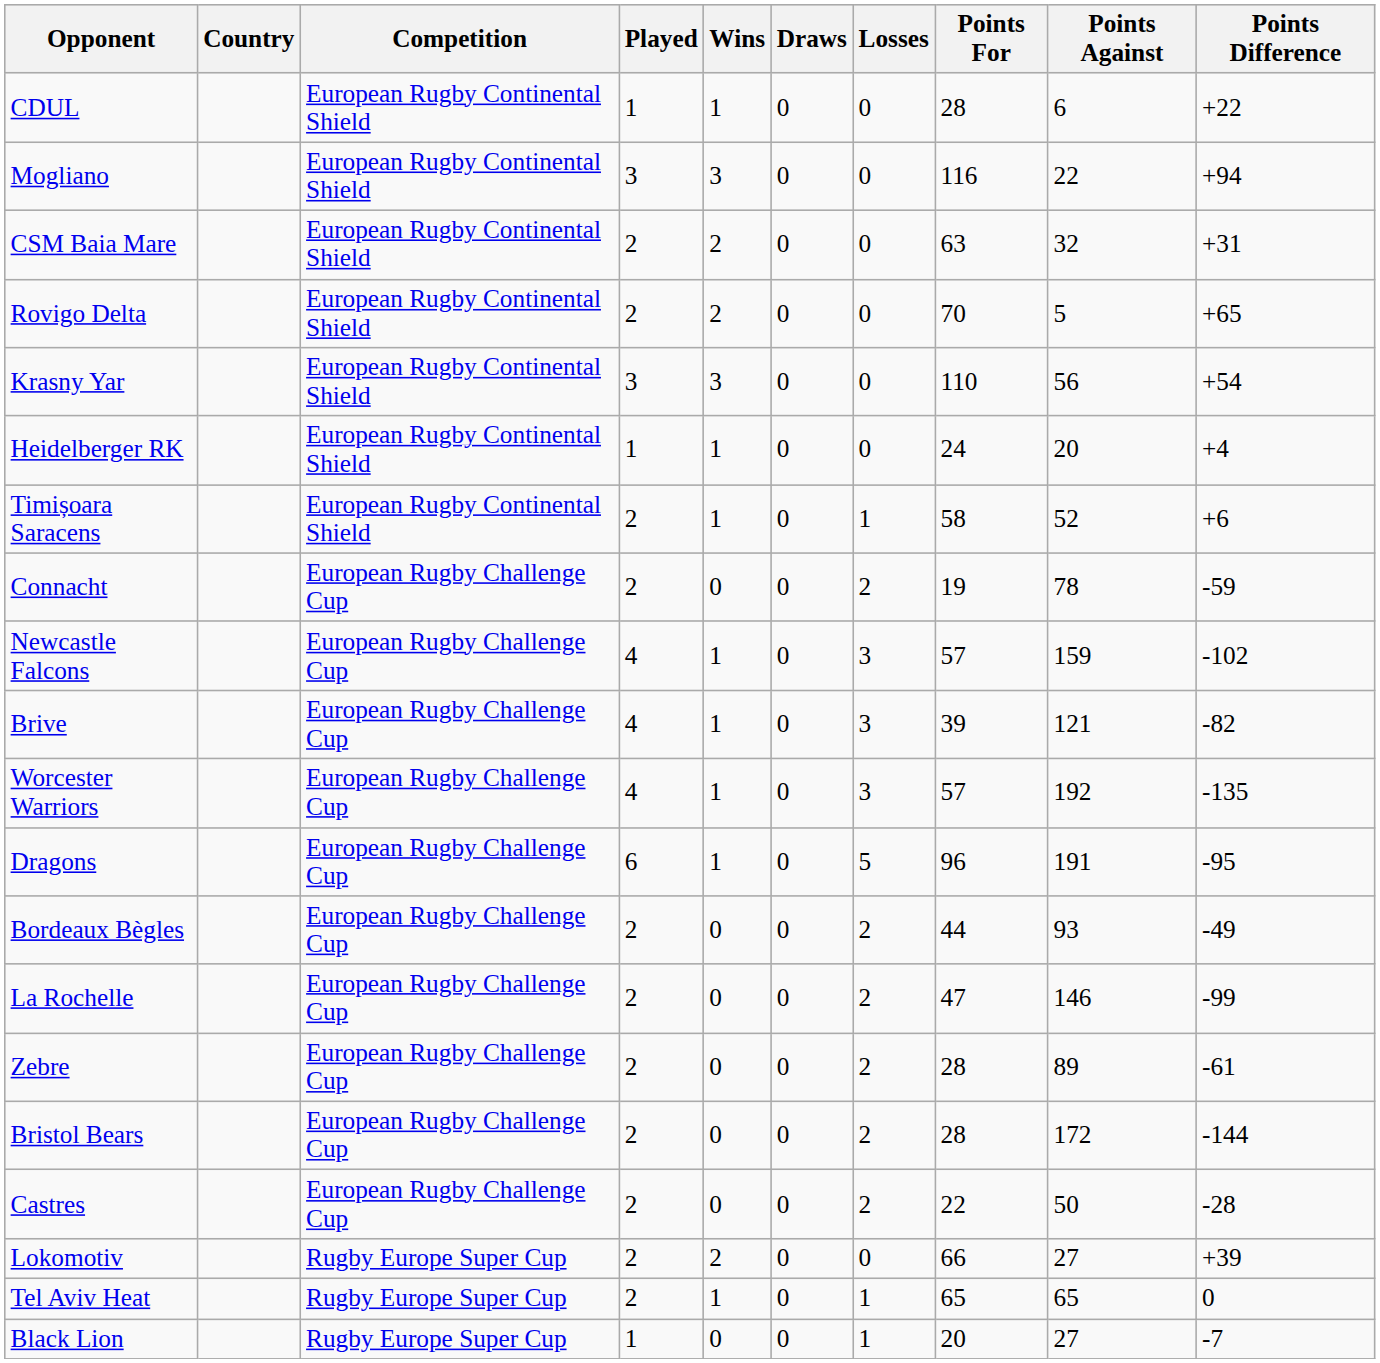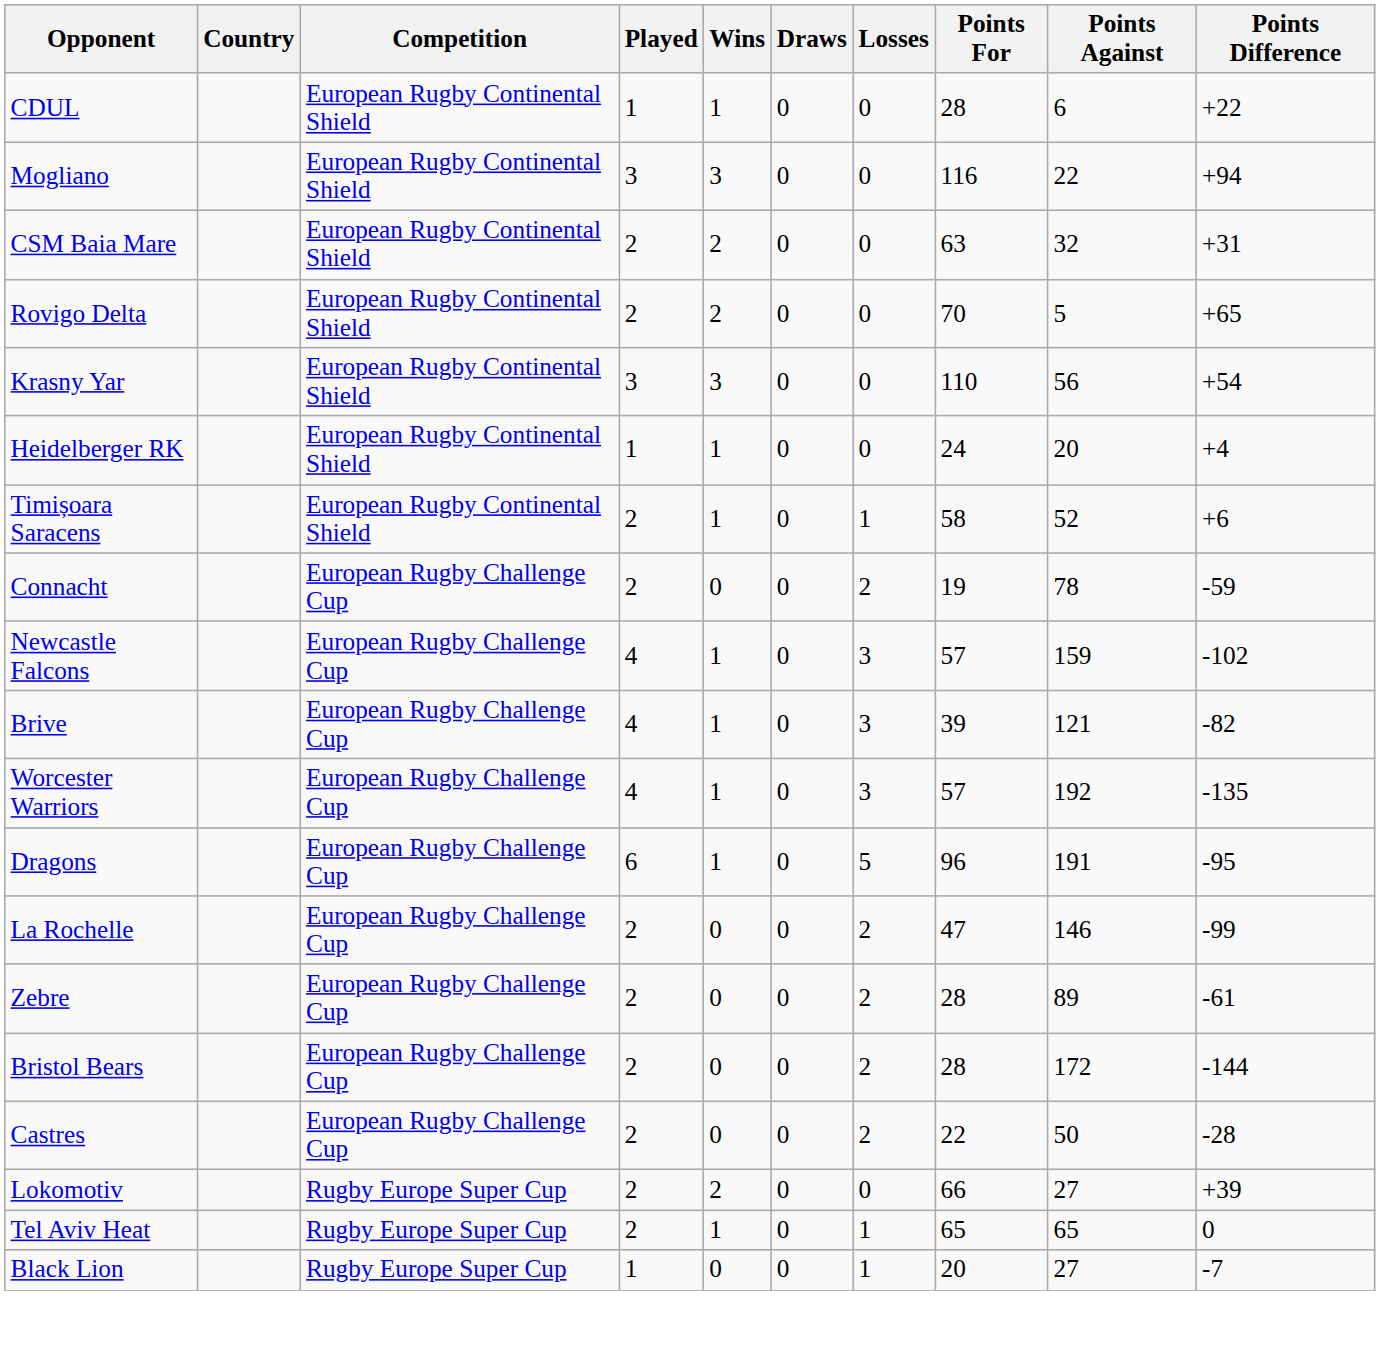- row: (97, 929)
